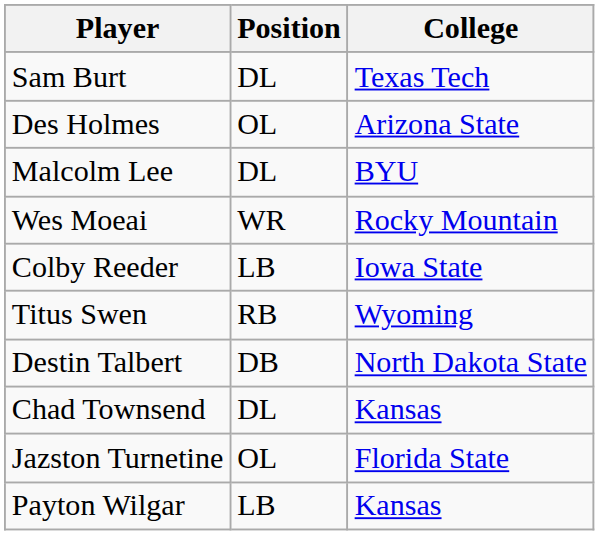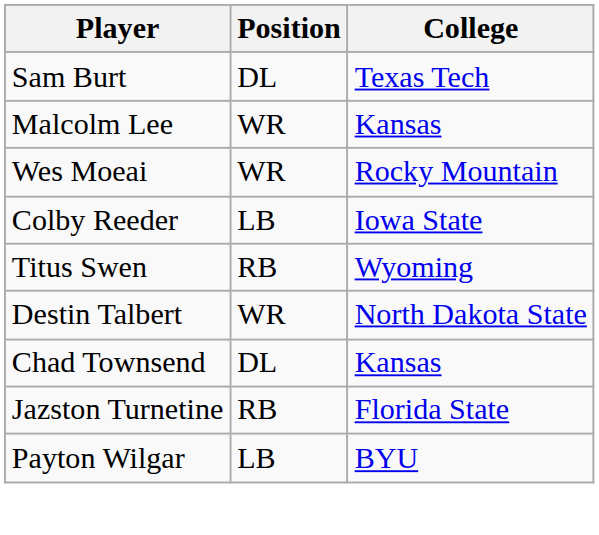- row: (86, 123)
(257, 171) DL -> (261, 123) WR
(386, 171) BYU -> (398, 123) Kansas
(258, 362) DB -> (261, 314) WR
(257, 457) OL -> (257, 409) RB
(398, 505) Kansas -> (386, 457) BYU
